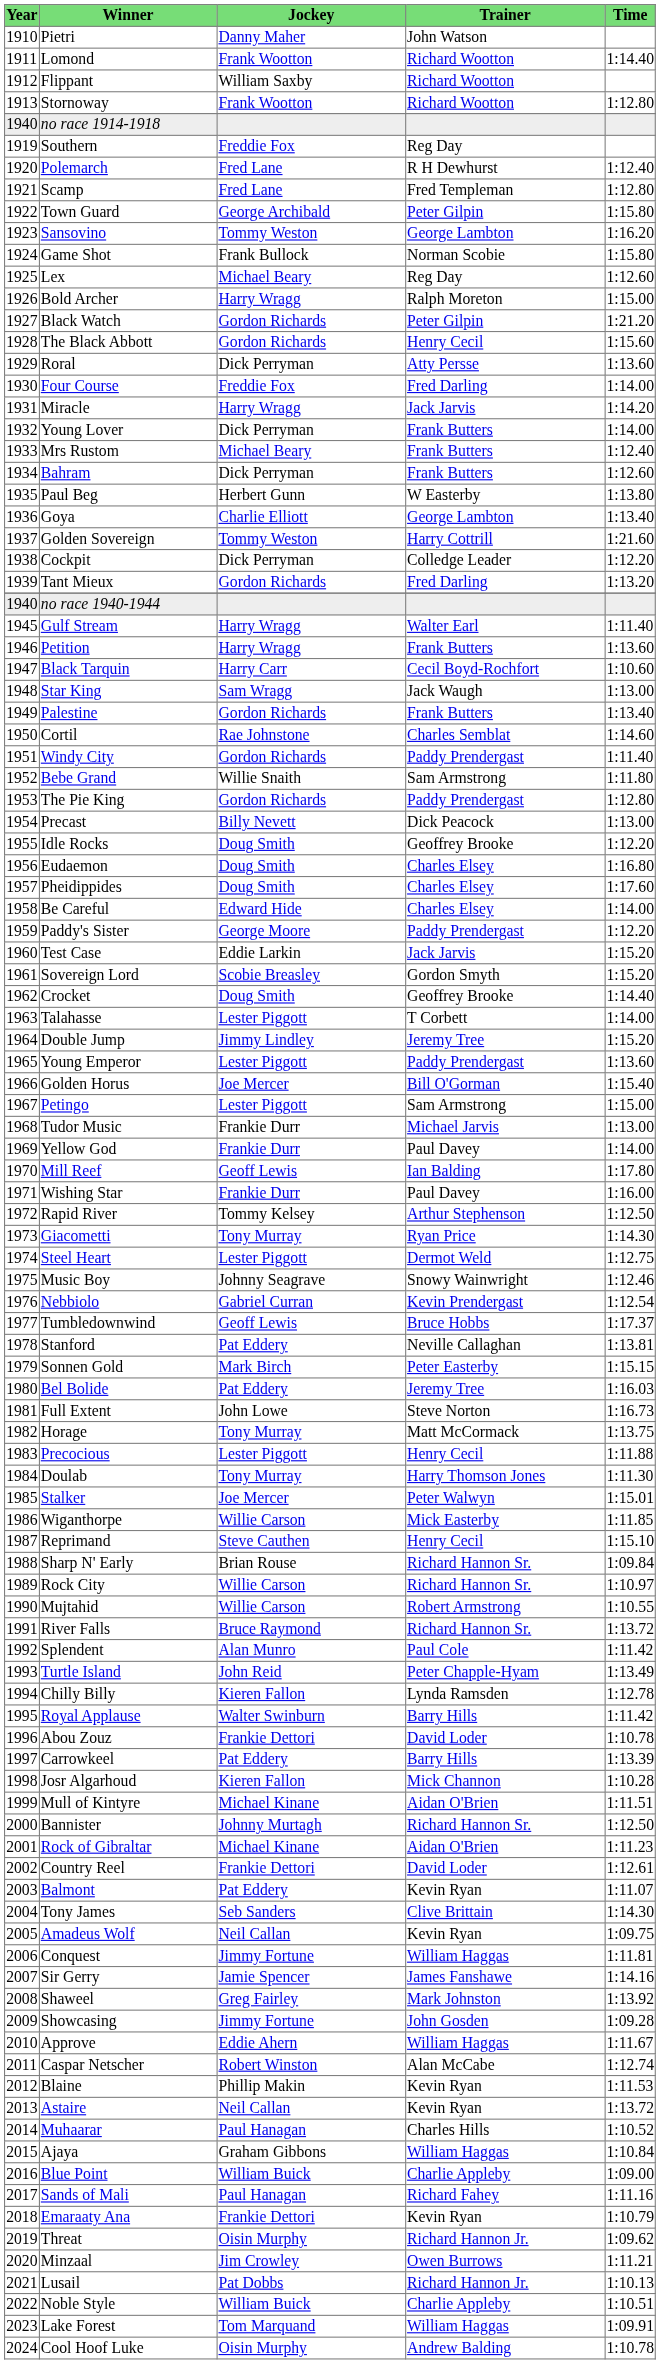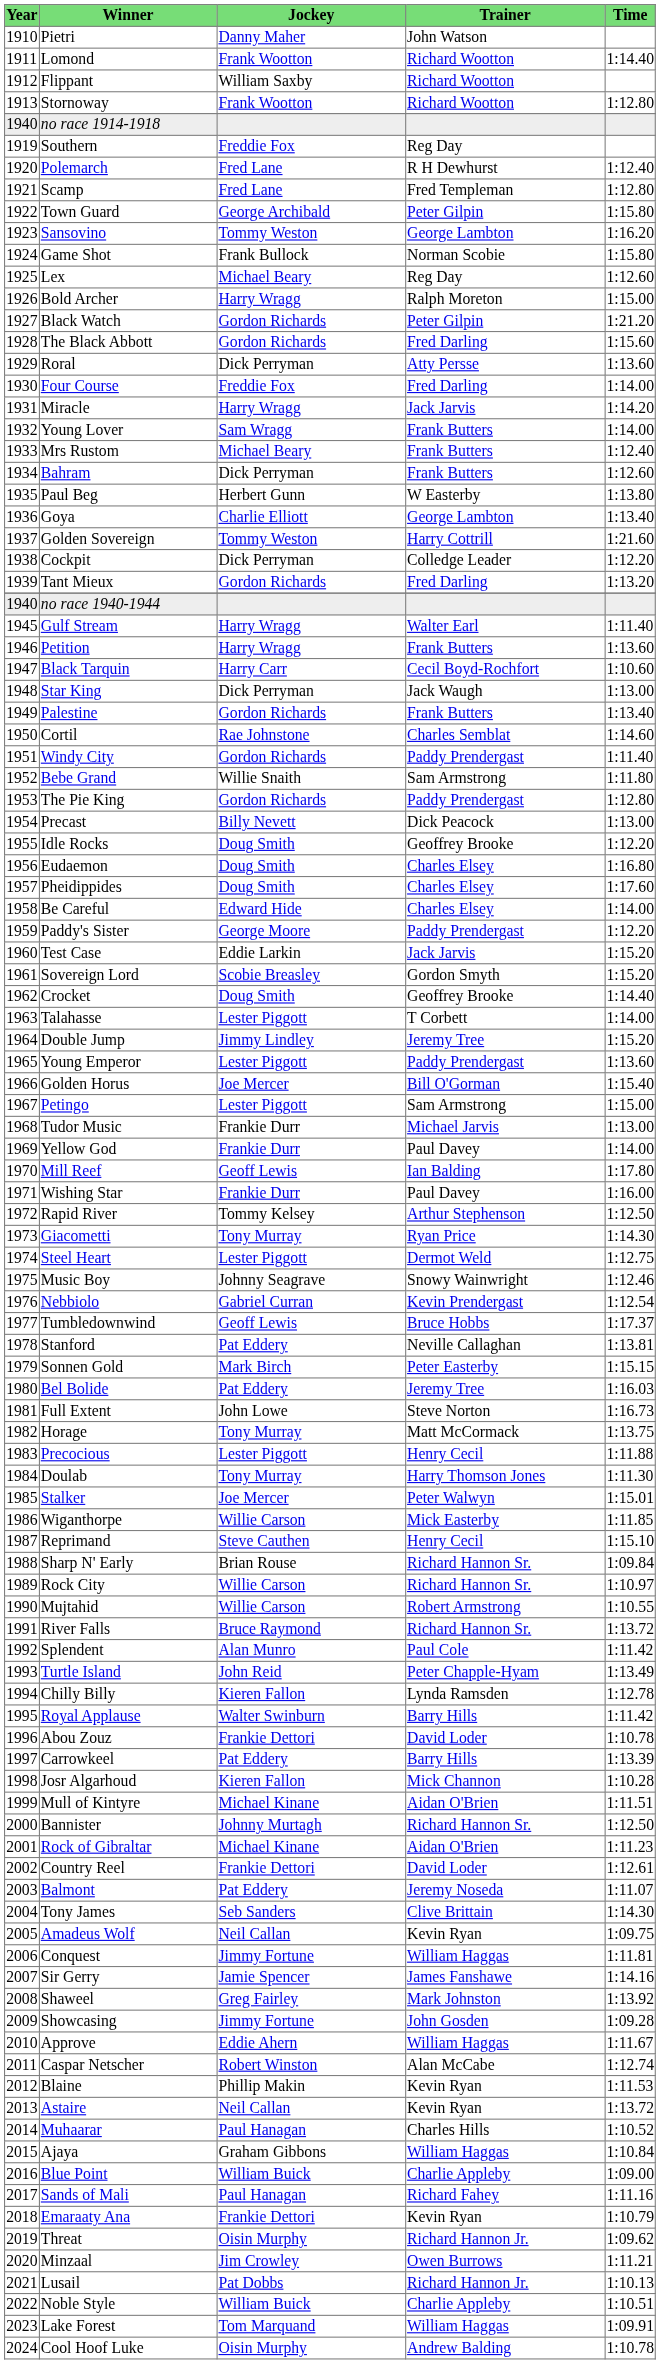(445, 342) Henry Cecil -> (447, 342) Fred Darling
(266, 429) Dick Perryman -> (255, 429) Sam Wragg
(255, 691) Sam Wragg -> (266, 691) Dick Perryman
(444, 1890) Kevin Ryan -> (455, 1890) Jeremy Noseda
